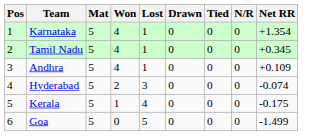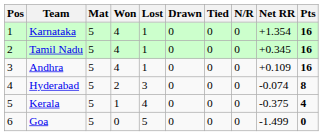+ column: (308, 13)
(274, 103) -0.175 -> (274, 103) -0.375
